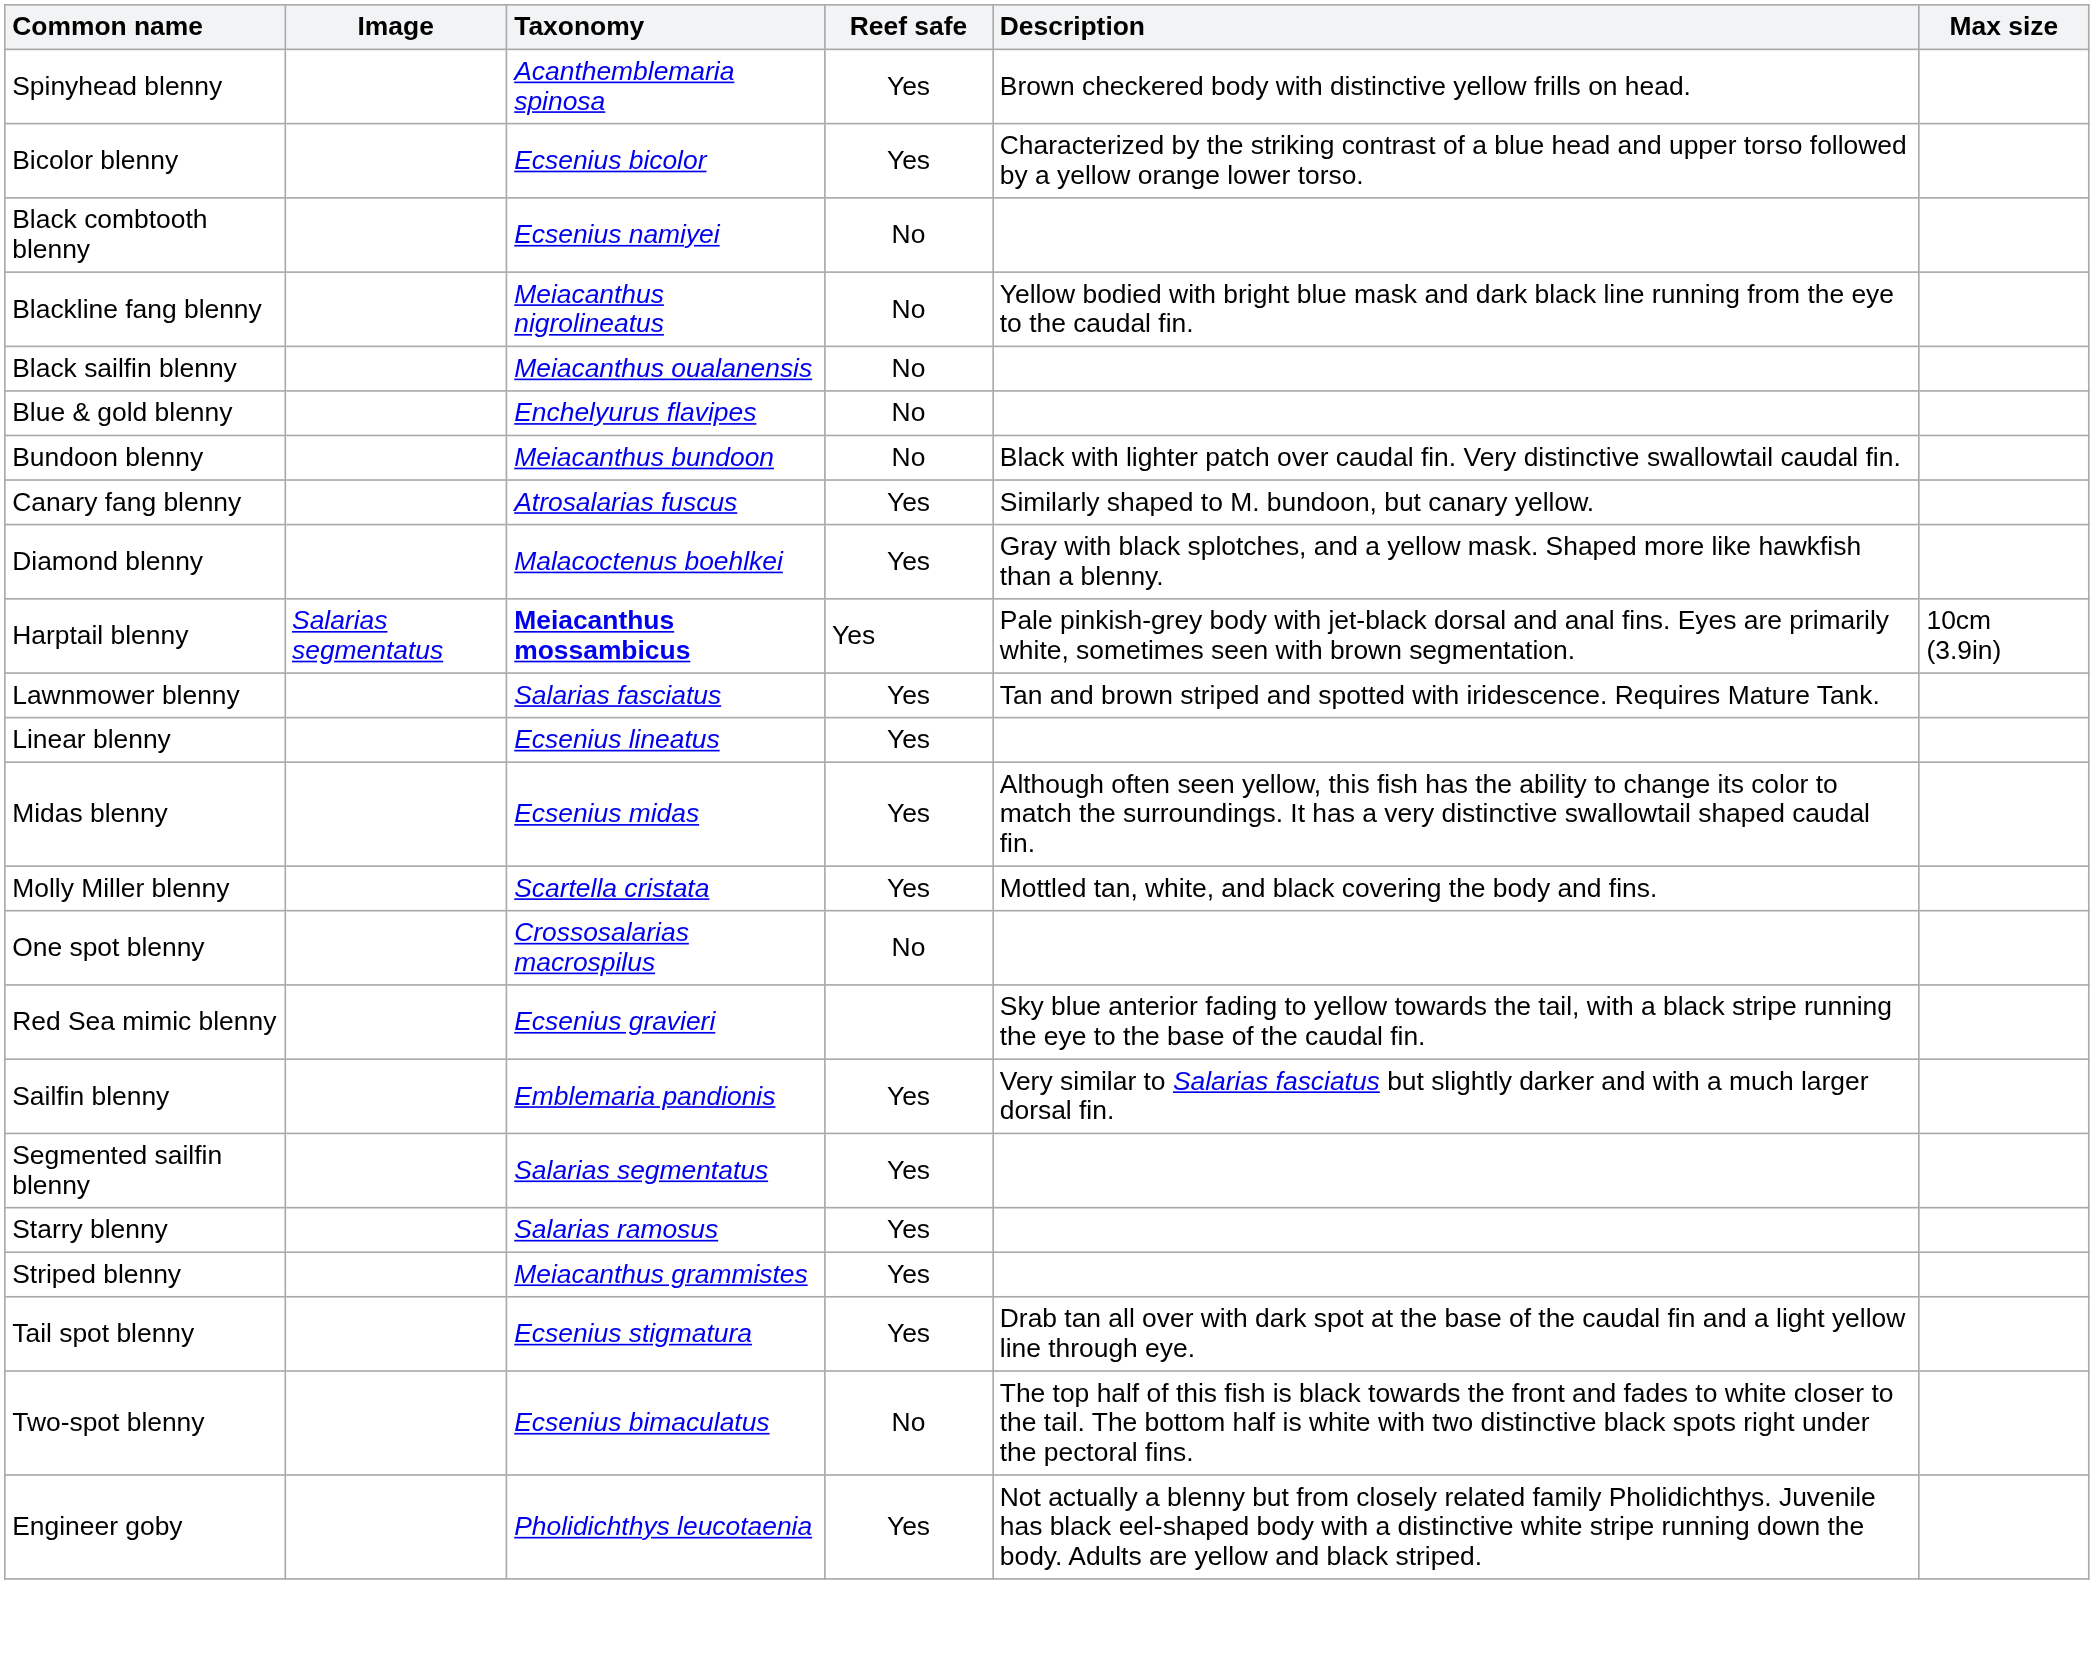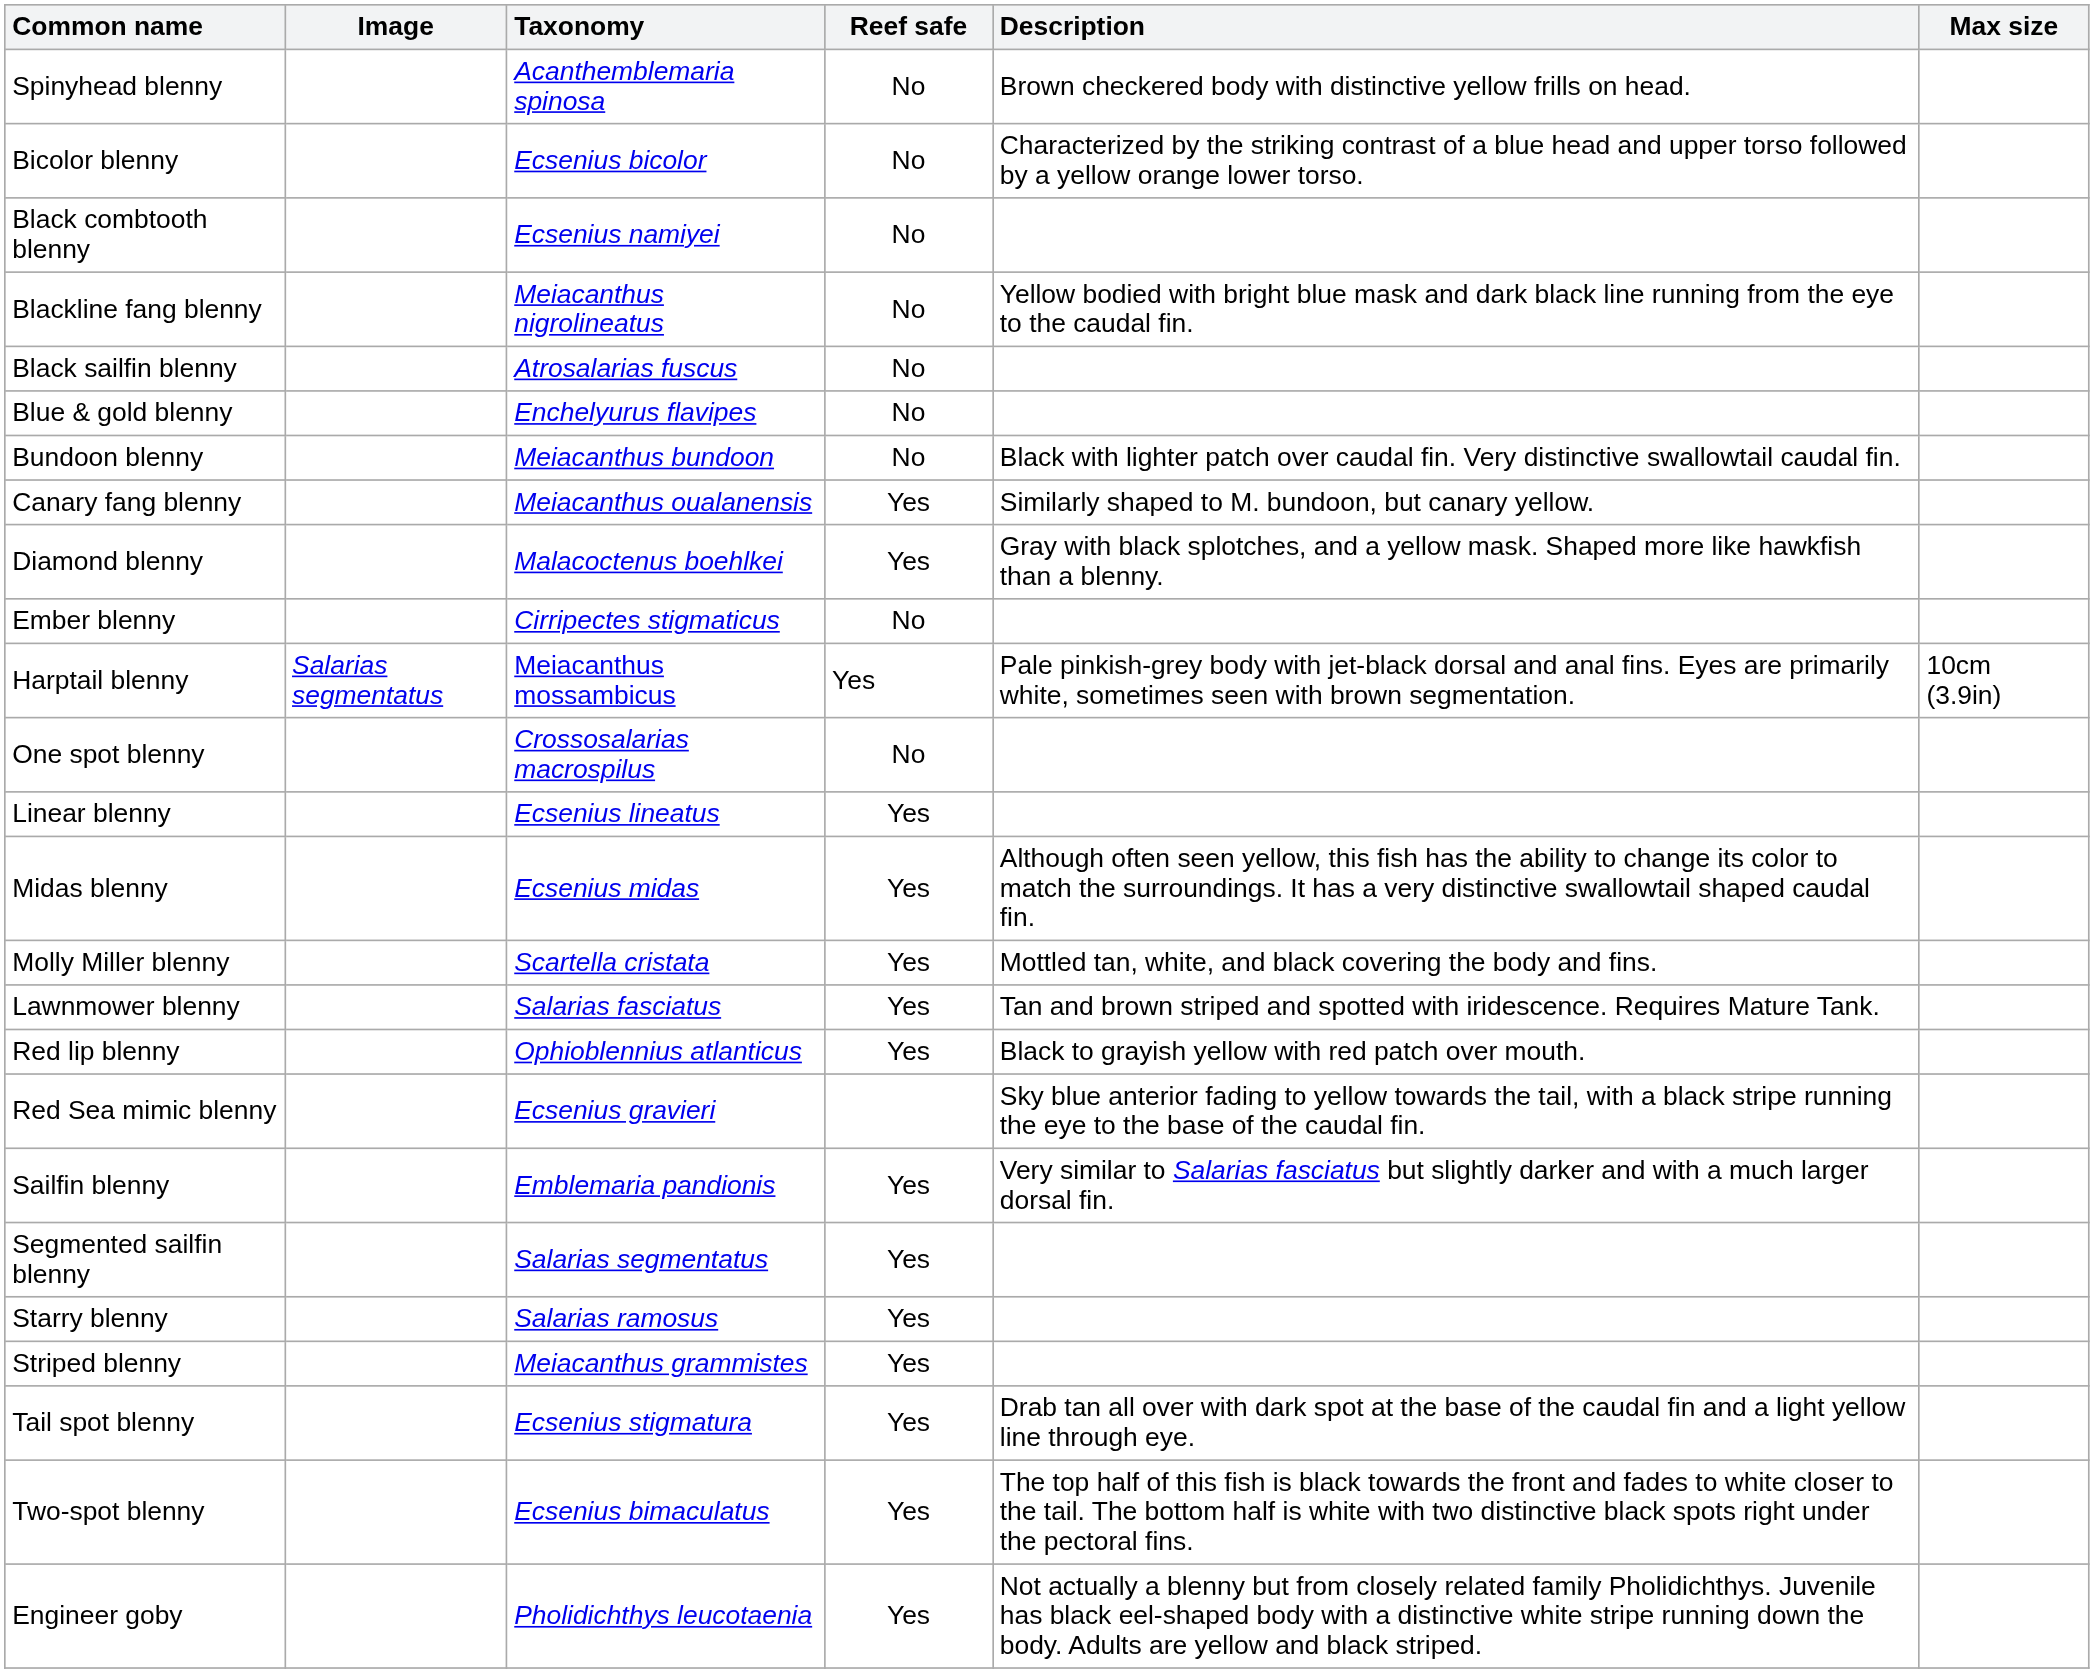(908, 86) Yes -> (908, 86) No
(908, 160) Yes -> (908, 160) No
(663, 368) Meiacanthus oualanensis -> (626, 368) Atrosalarias fuscus
(626, 501) Atrosalarias fuscus -> (663, 501) Meiacanthus oualanensis
+ row: (94, 620)
(602, 635) bold -> (595, 680) normal
rows swapped: (126, 695) <-> (108, 947)
+ row: (96, 1051)
(908, 1422) No -> (908, 1511) Yes
